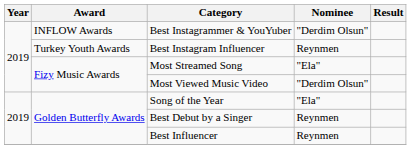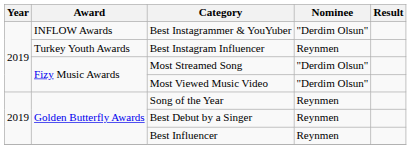(308, 65) "Ela" -> (332, 65) "Derdim Olsun"
(308, 100) "Ela" -> (318, 100) Reynmen
